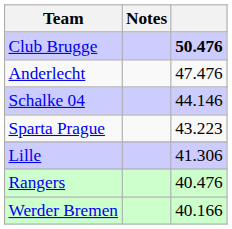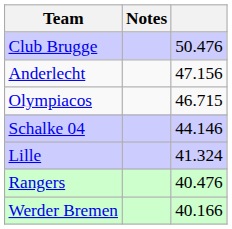(199, 45) bold -> (199, 45) normal
(199, 73) 47.476 -> (199, 73) 47.156
+ row: (50, 100)
- row: (57, 128)
(199, 155) 41.306 -> (199, 155) 41.324
